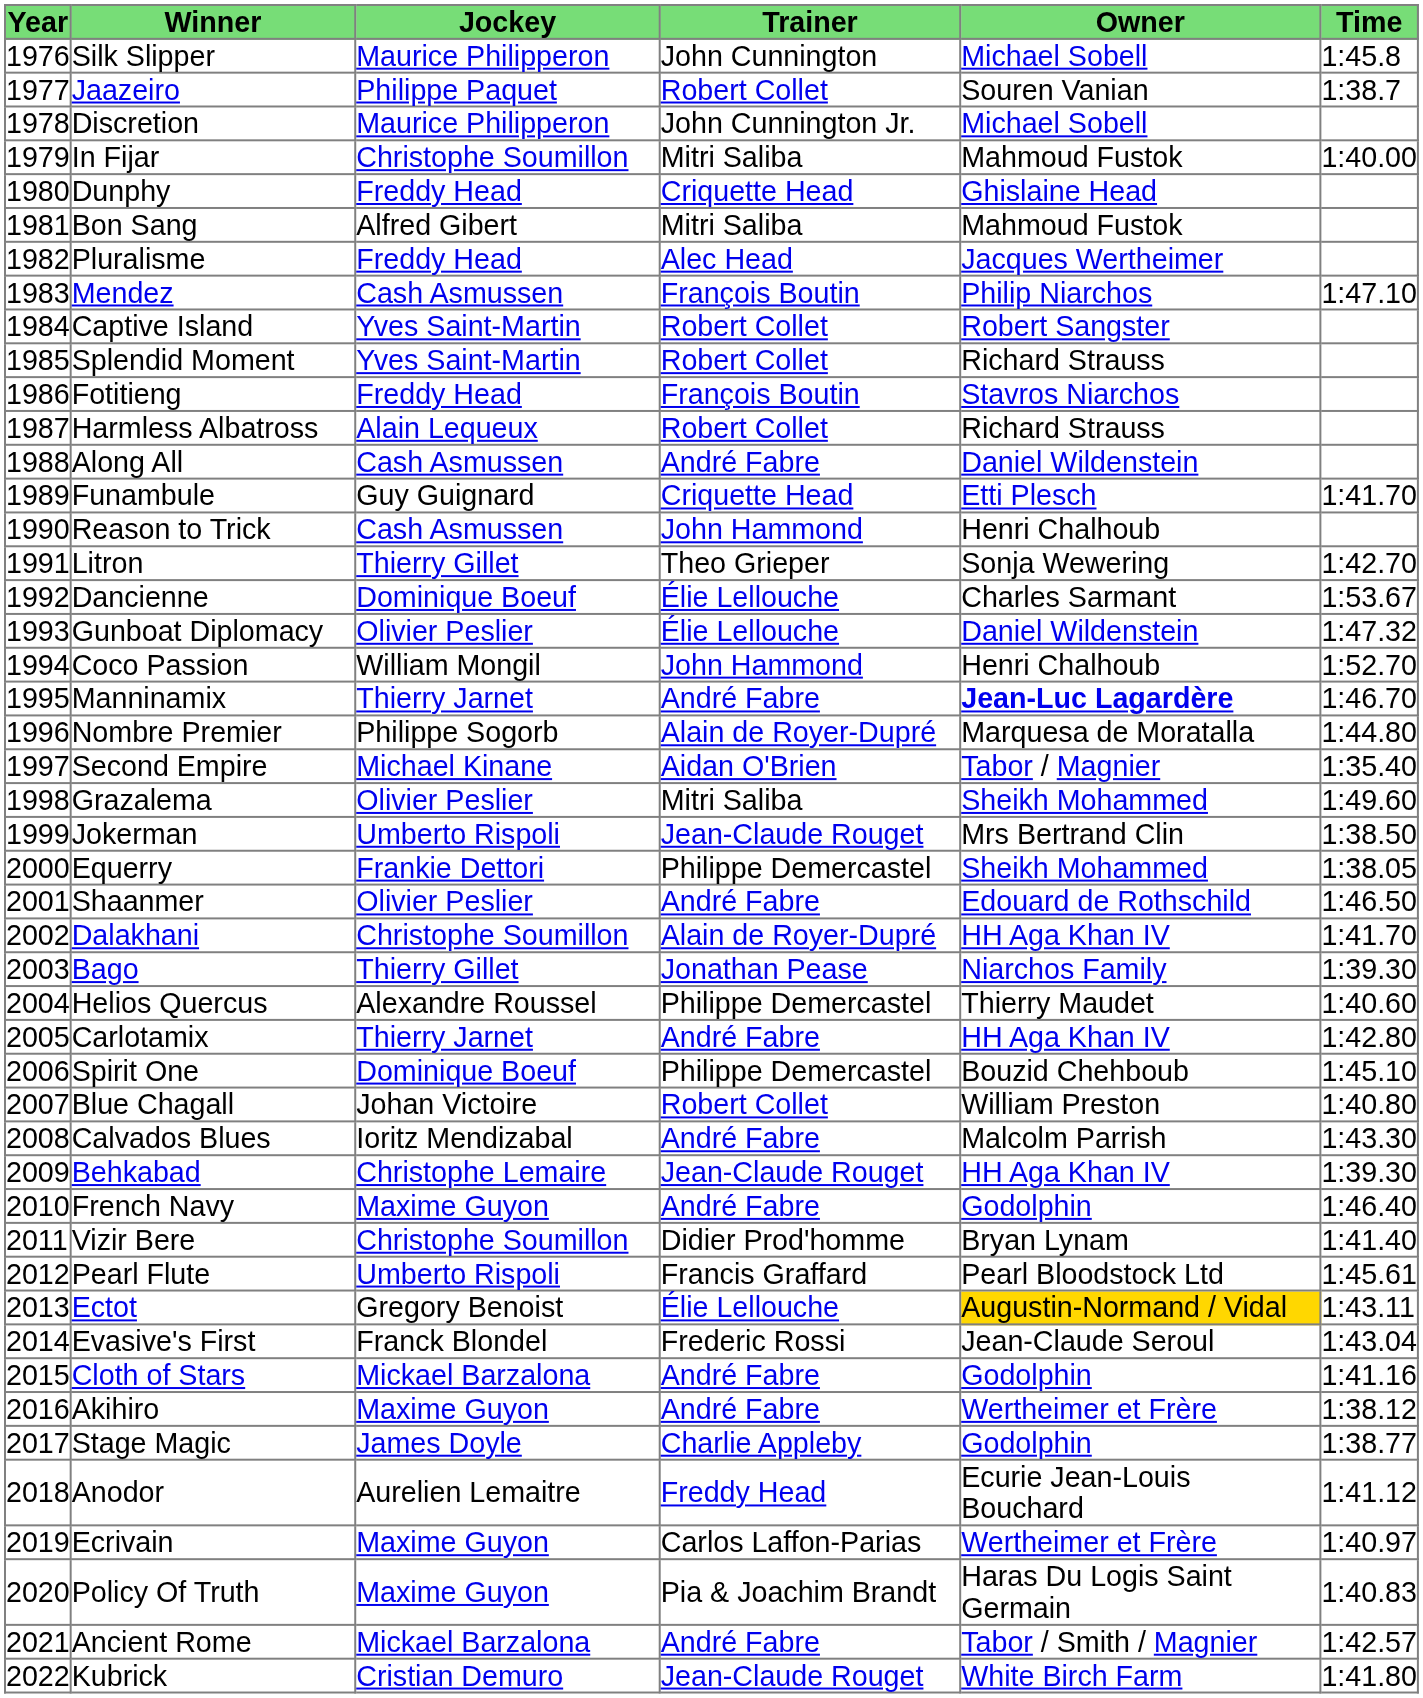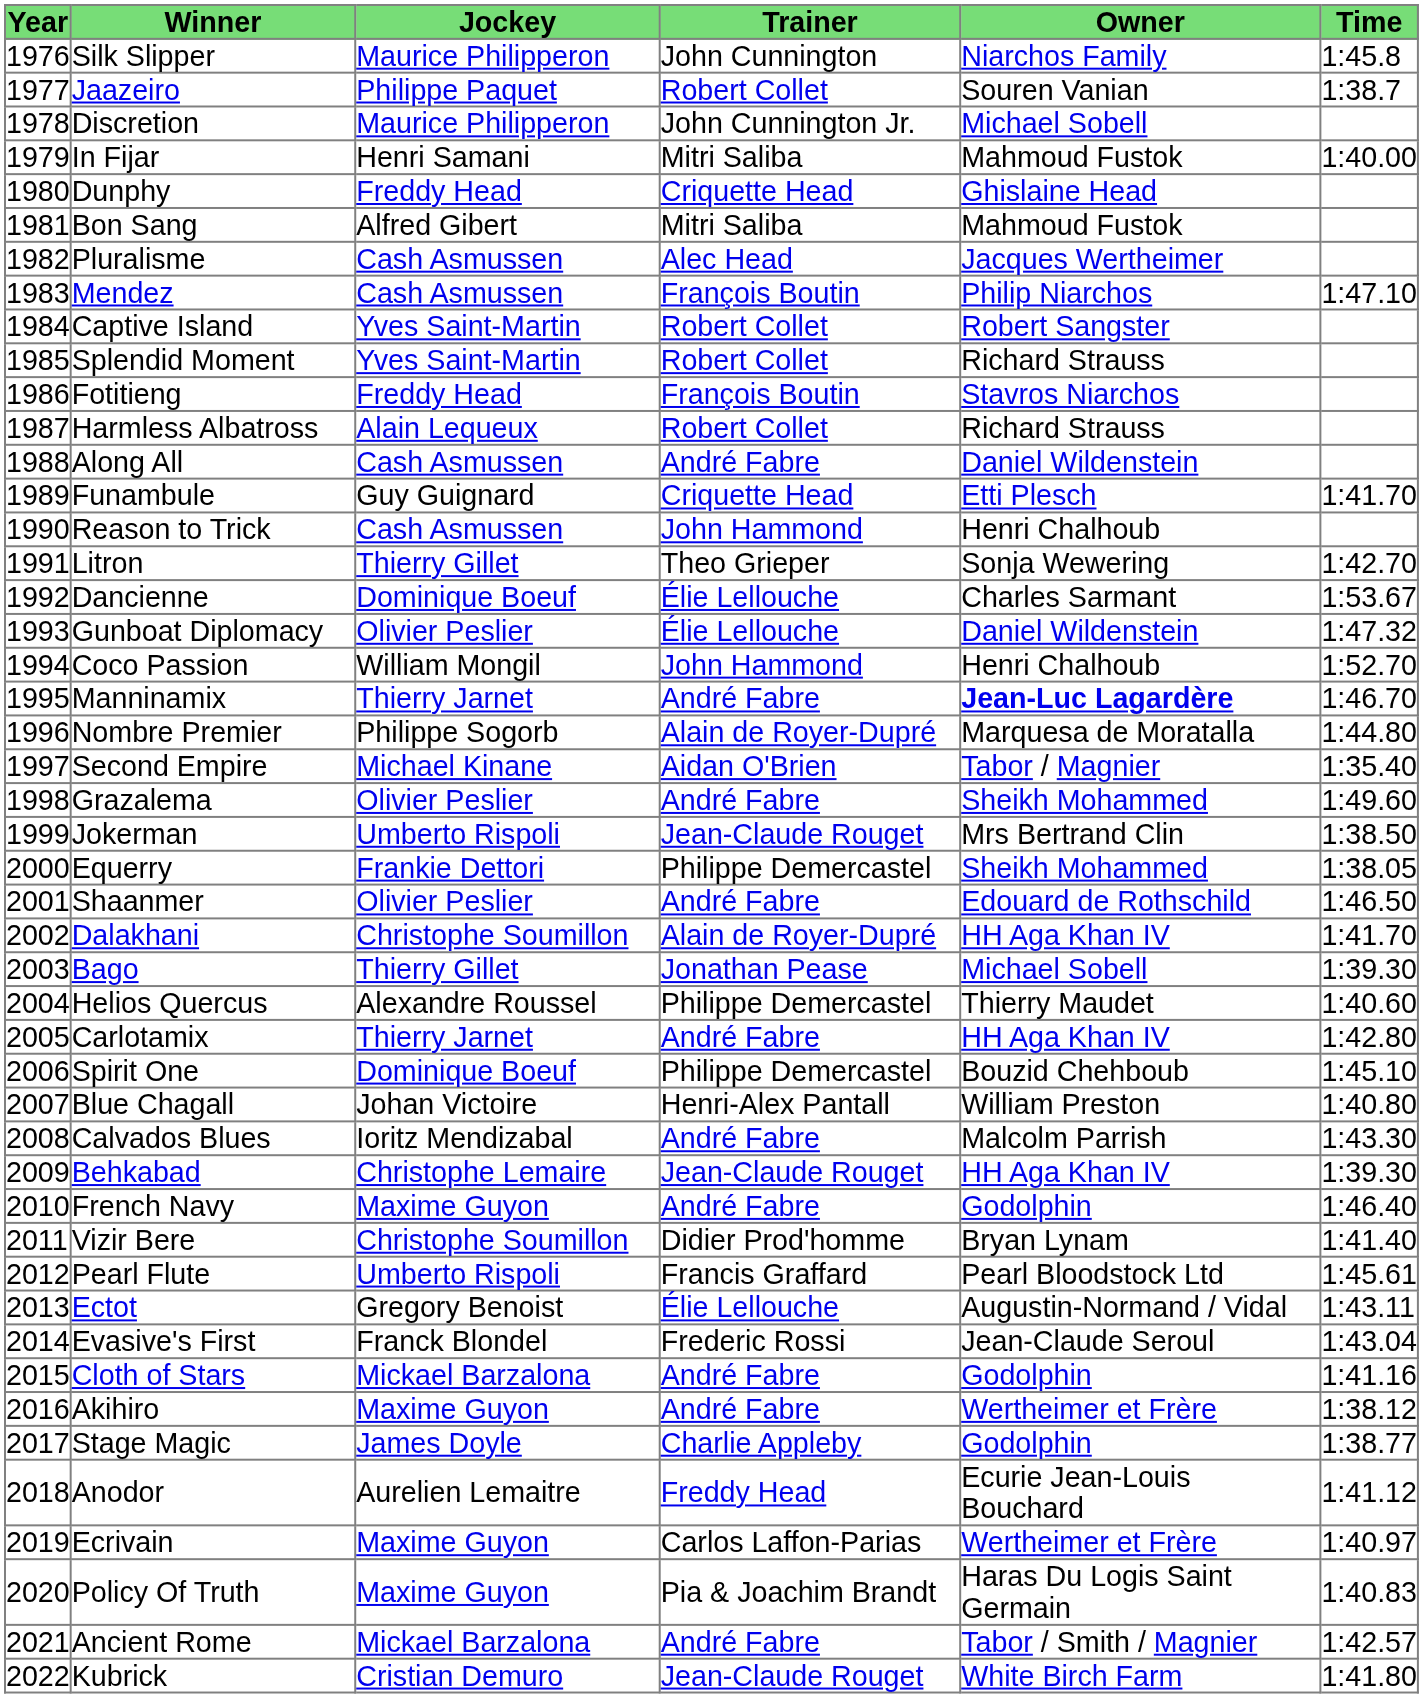(1054, 56) Michael Sobell -> (1064, 56) Niarchos Family
(492, 157) Christophe Soumillon -> (443, 157) Henri Samani
(439, 259) Freddy Head -> (460, 259) Cash Asmussen
(732, 800) Mitri Saliba -> (740, 800) André Fabre
(1064, 969) Niarchos Family -> (1054, 969) Michael Sobell
(744, 1104) Robert Collet -> (775, 1104) Henri-Alex Pantall
(1124, 1307) gold background -> (1124, 1307) no background
